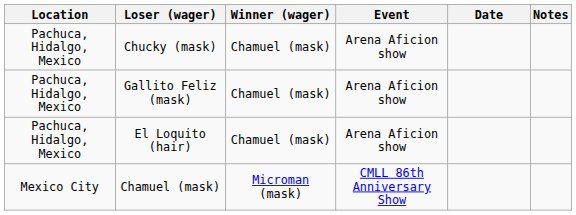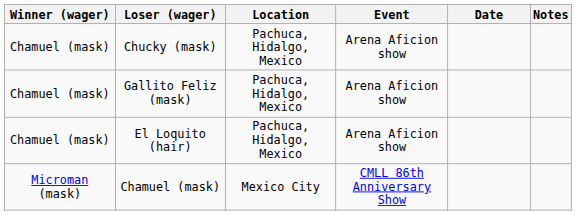columns swapped: (281, 14) <-> (60, 14)
